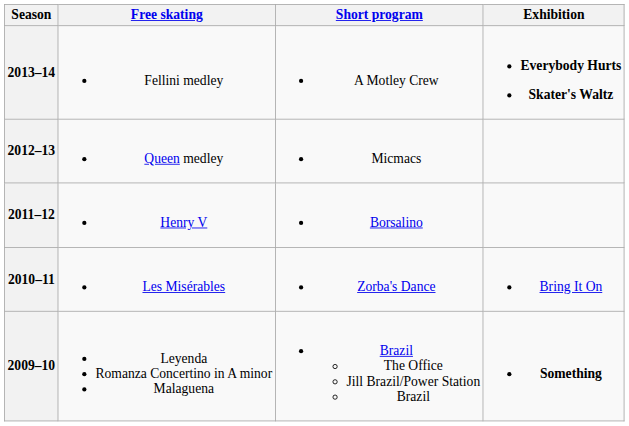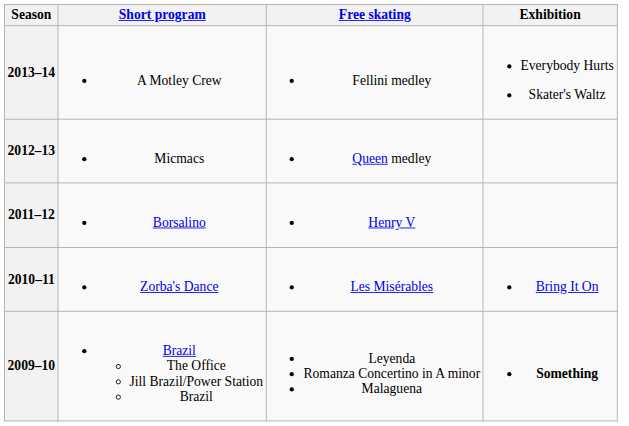columns swapped: (379, 15) <-> (167, 15)
(554, 80) bold -> (550, 80) normal
